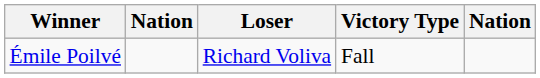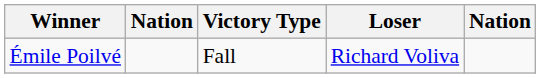columns swapped: (400, 21) <-> (267, 21)
